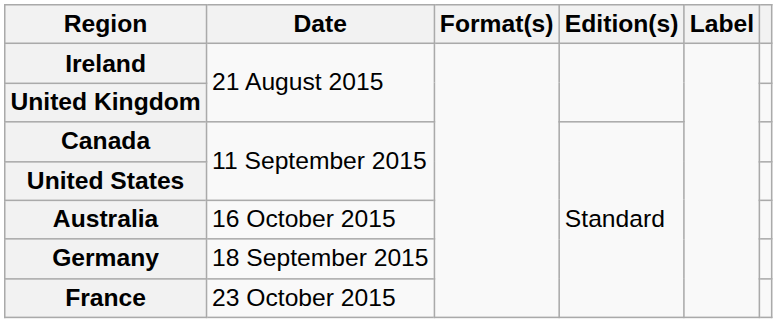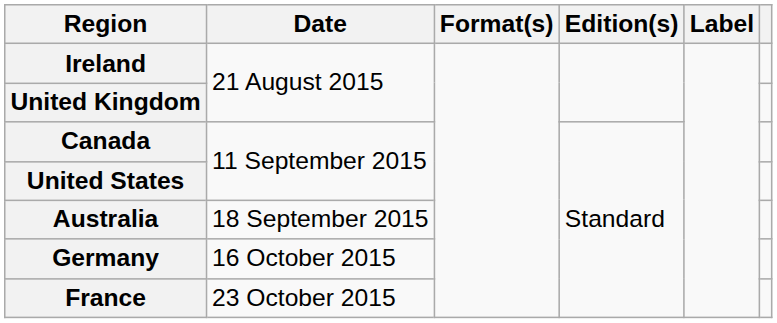(304, 219) 16 October 2015 -> (320, 219) 18 September 2015
(320, 258) 18 September 2015 -> (304, 258) 16 October 2015
